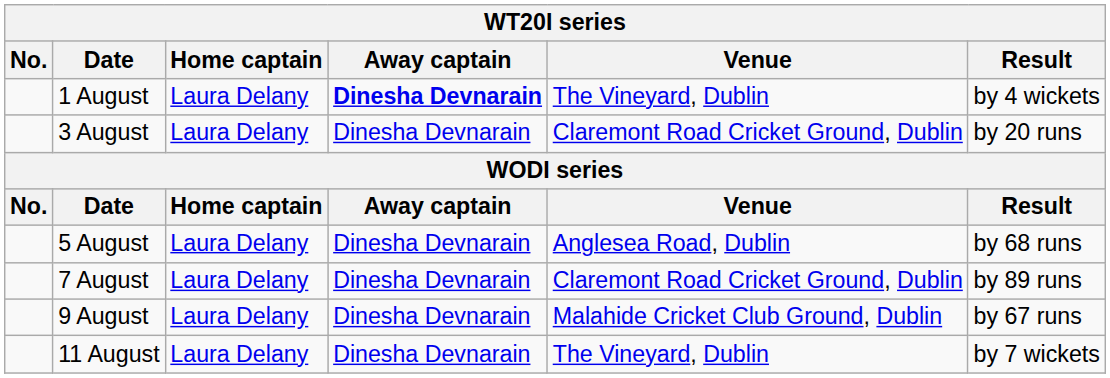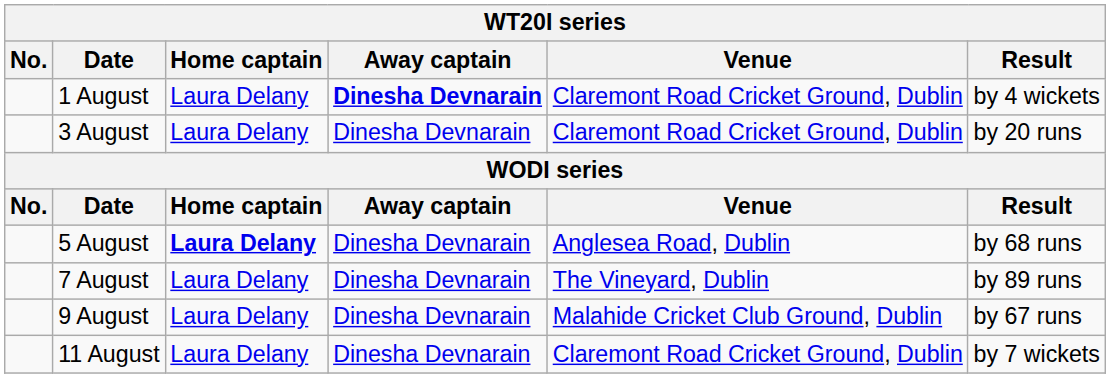(661, 96) The Vineyard, Dublin -> (758, 96) Claremont Road Cricket Ground, Dublin
(239, 243) normal -> (243, 243) bold
(758, 280) Claremont Road Cricket Ground, Dublin -> (661, 280) The Vineyard, Dublin
(661, 354) The Vineyard, Dublin -> (758, 354) Claremont Road Cricket Ground, Dublin
